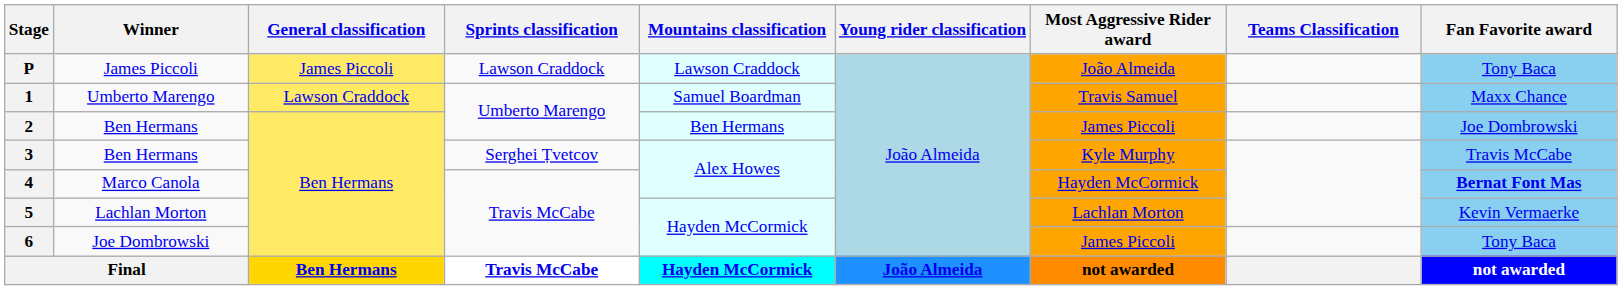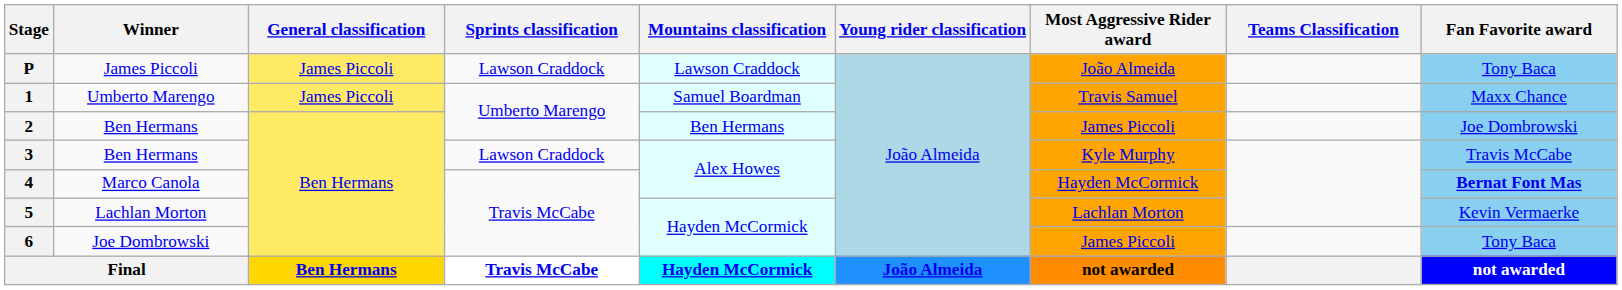(346, 97) Lawson Craddock -> (346, 97) James Piccoli
(542, 154) Serghei Țvetcov -> (542, 154) Lawson Craddock
